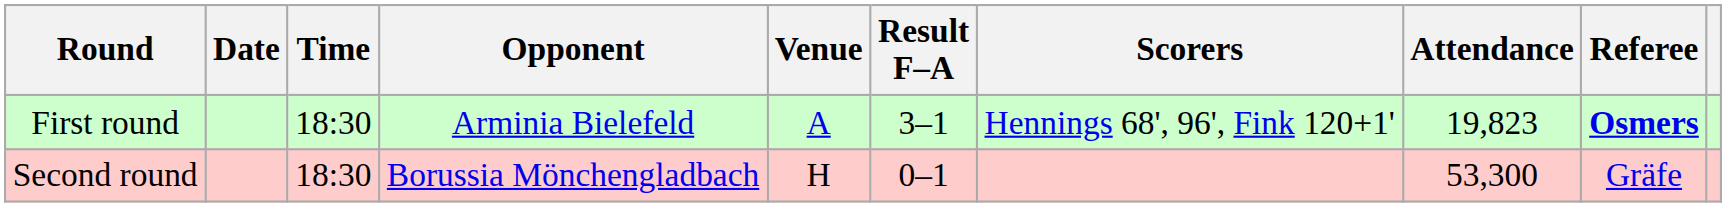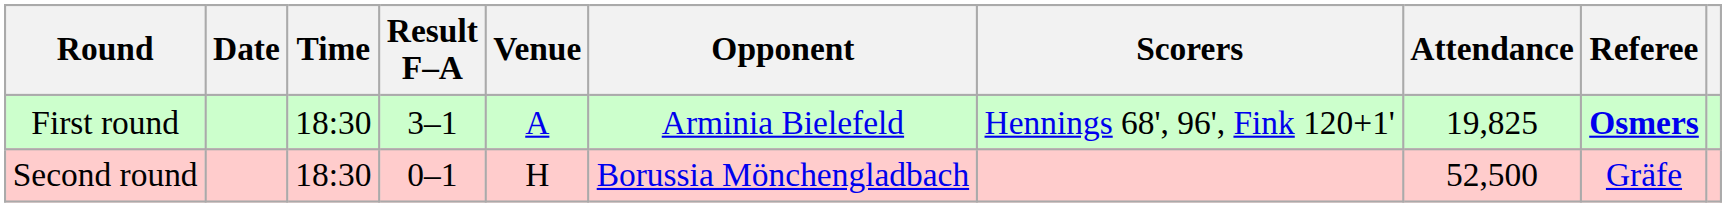columns swapped: (573, 49) <-> (924, 49)
(1492, 121) 19,823 -> (1492, 121) 19,825
(1492, 174) 53,300 -> (1492, 174) 52,500
